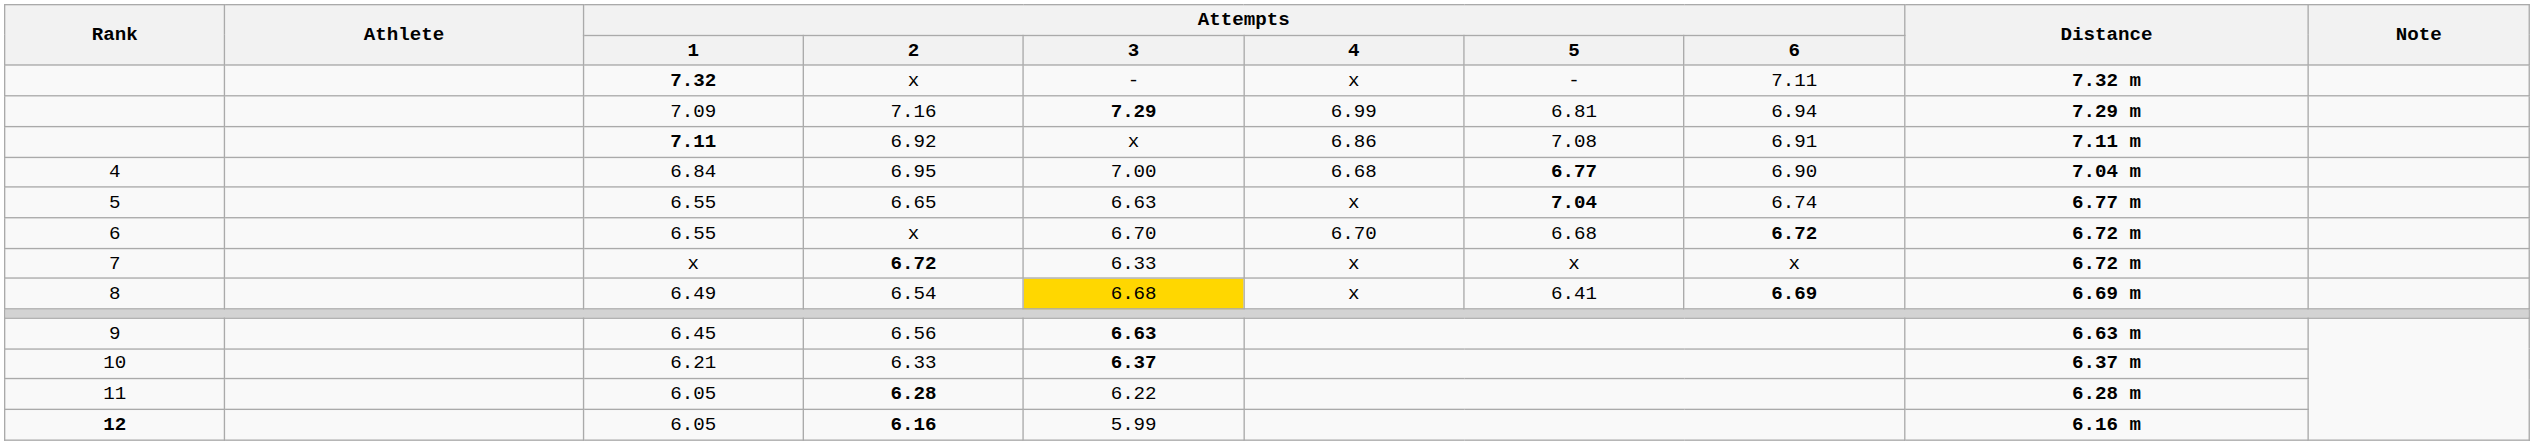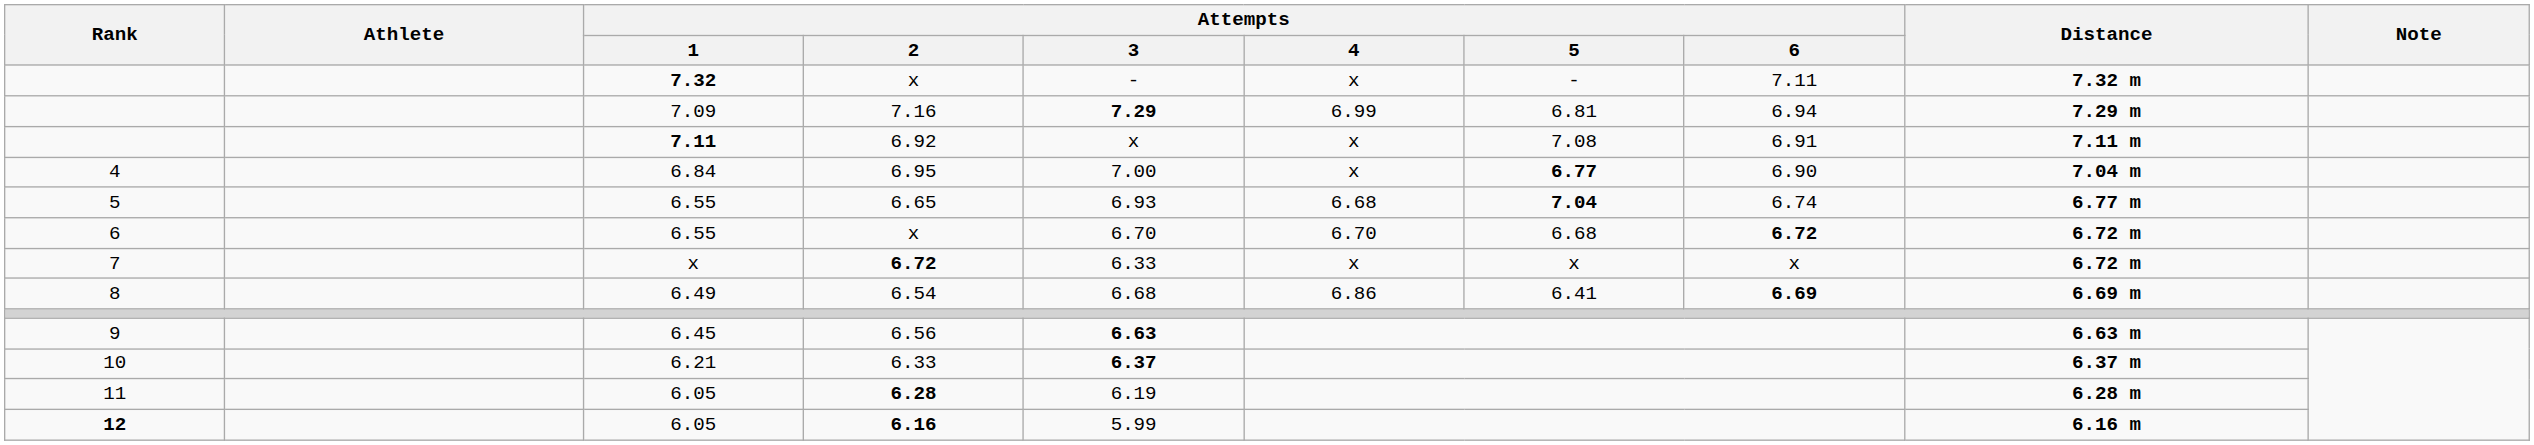(1354, 142) 6.86 -> (1354, 142) x
(1354, 172) 6.68 -> (1354, 172) x
(1134, 203) 6.63 -> (1134, 203) 6.93
(1354, 203) x -> (1354, 203) 6.68
(1134, 294) gold background -> (1134, 294) no background
(1354, 294) x -> (1354, 294) 6.86
(1134, 395) 6.22 -> (1134, 395) 6.19
